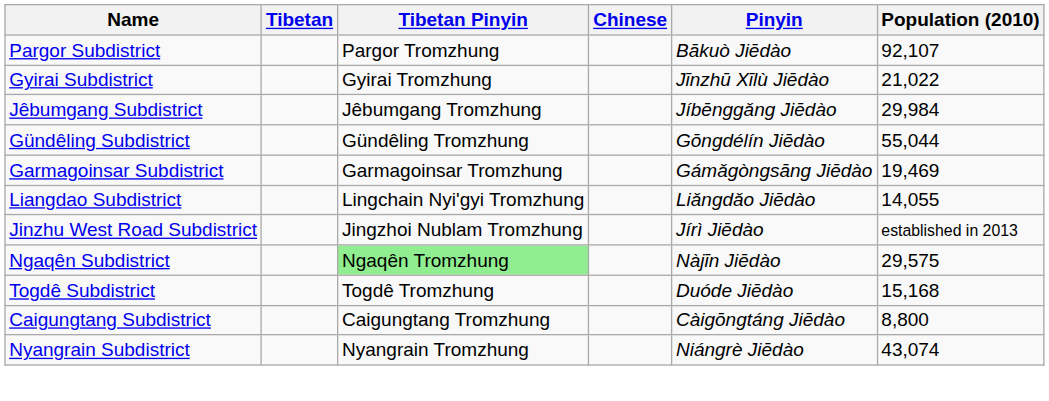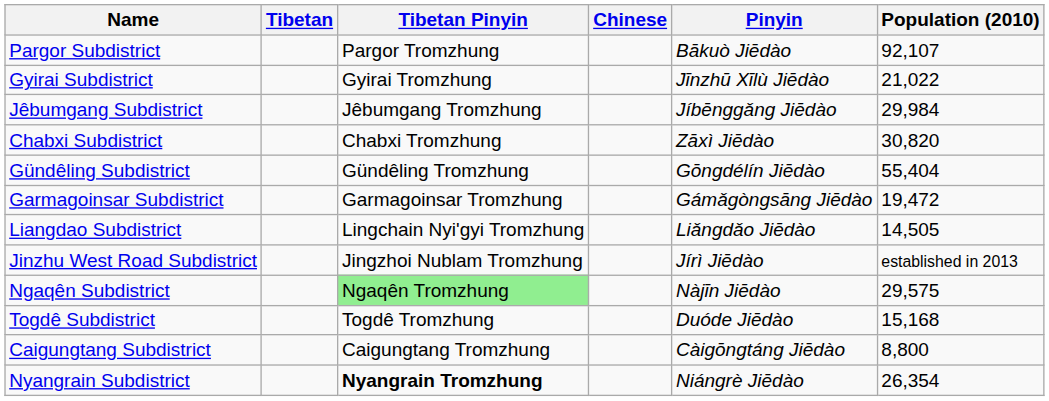+ row: (86, 140)
(910, 140) 55,044 -> (910, 170) 55,404
(910, 170) 19,469 -> (910, 200) 19,472
(910, 200) 14,055 -> (910, 230) 14,505
(435, 350) normal -> (442, 380) bold
(910, 350) 43,074 -> (910, 380) 26,354
